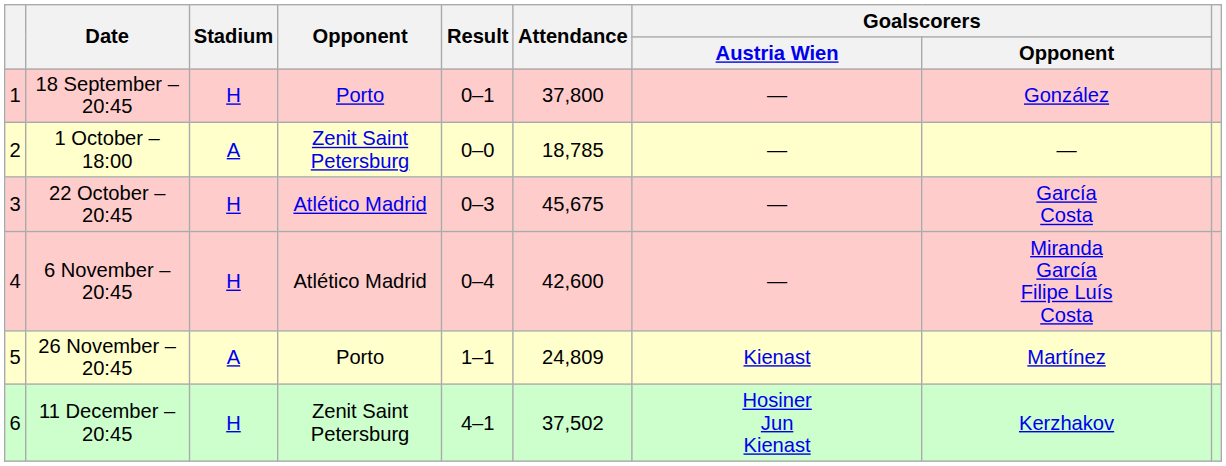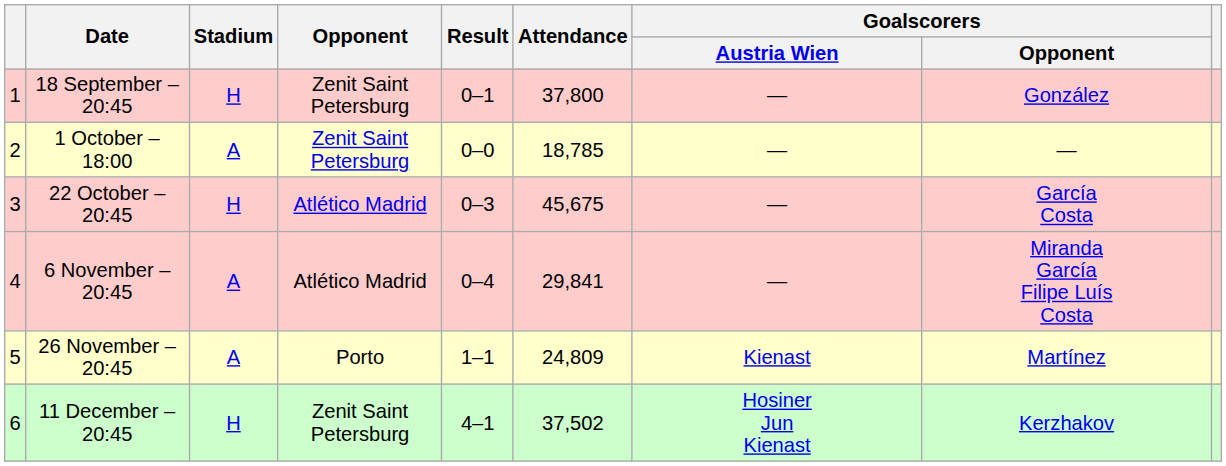(360, 96) Porto -> (360, 96) Zenit Saint Petersburg
(233, 281) H -> (233, 281) A
(573, 281) 42,600 -> (573, 281) 29,841
